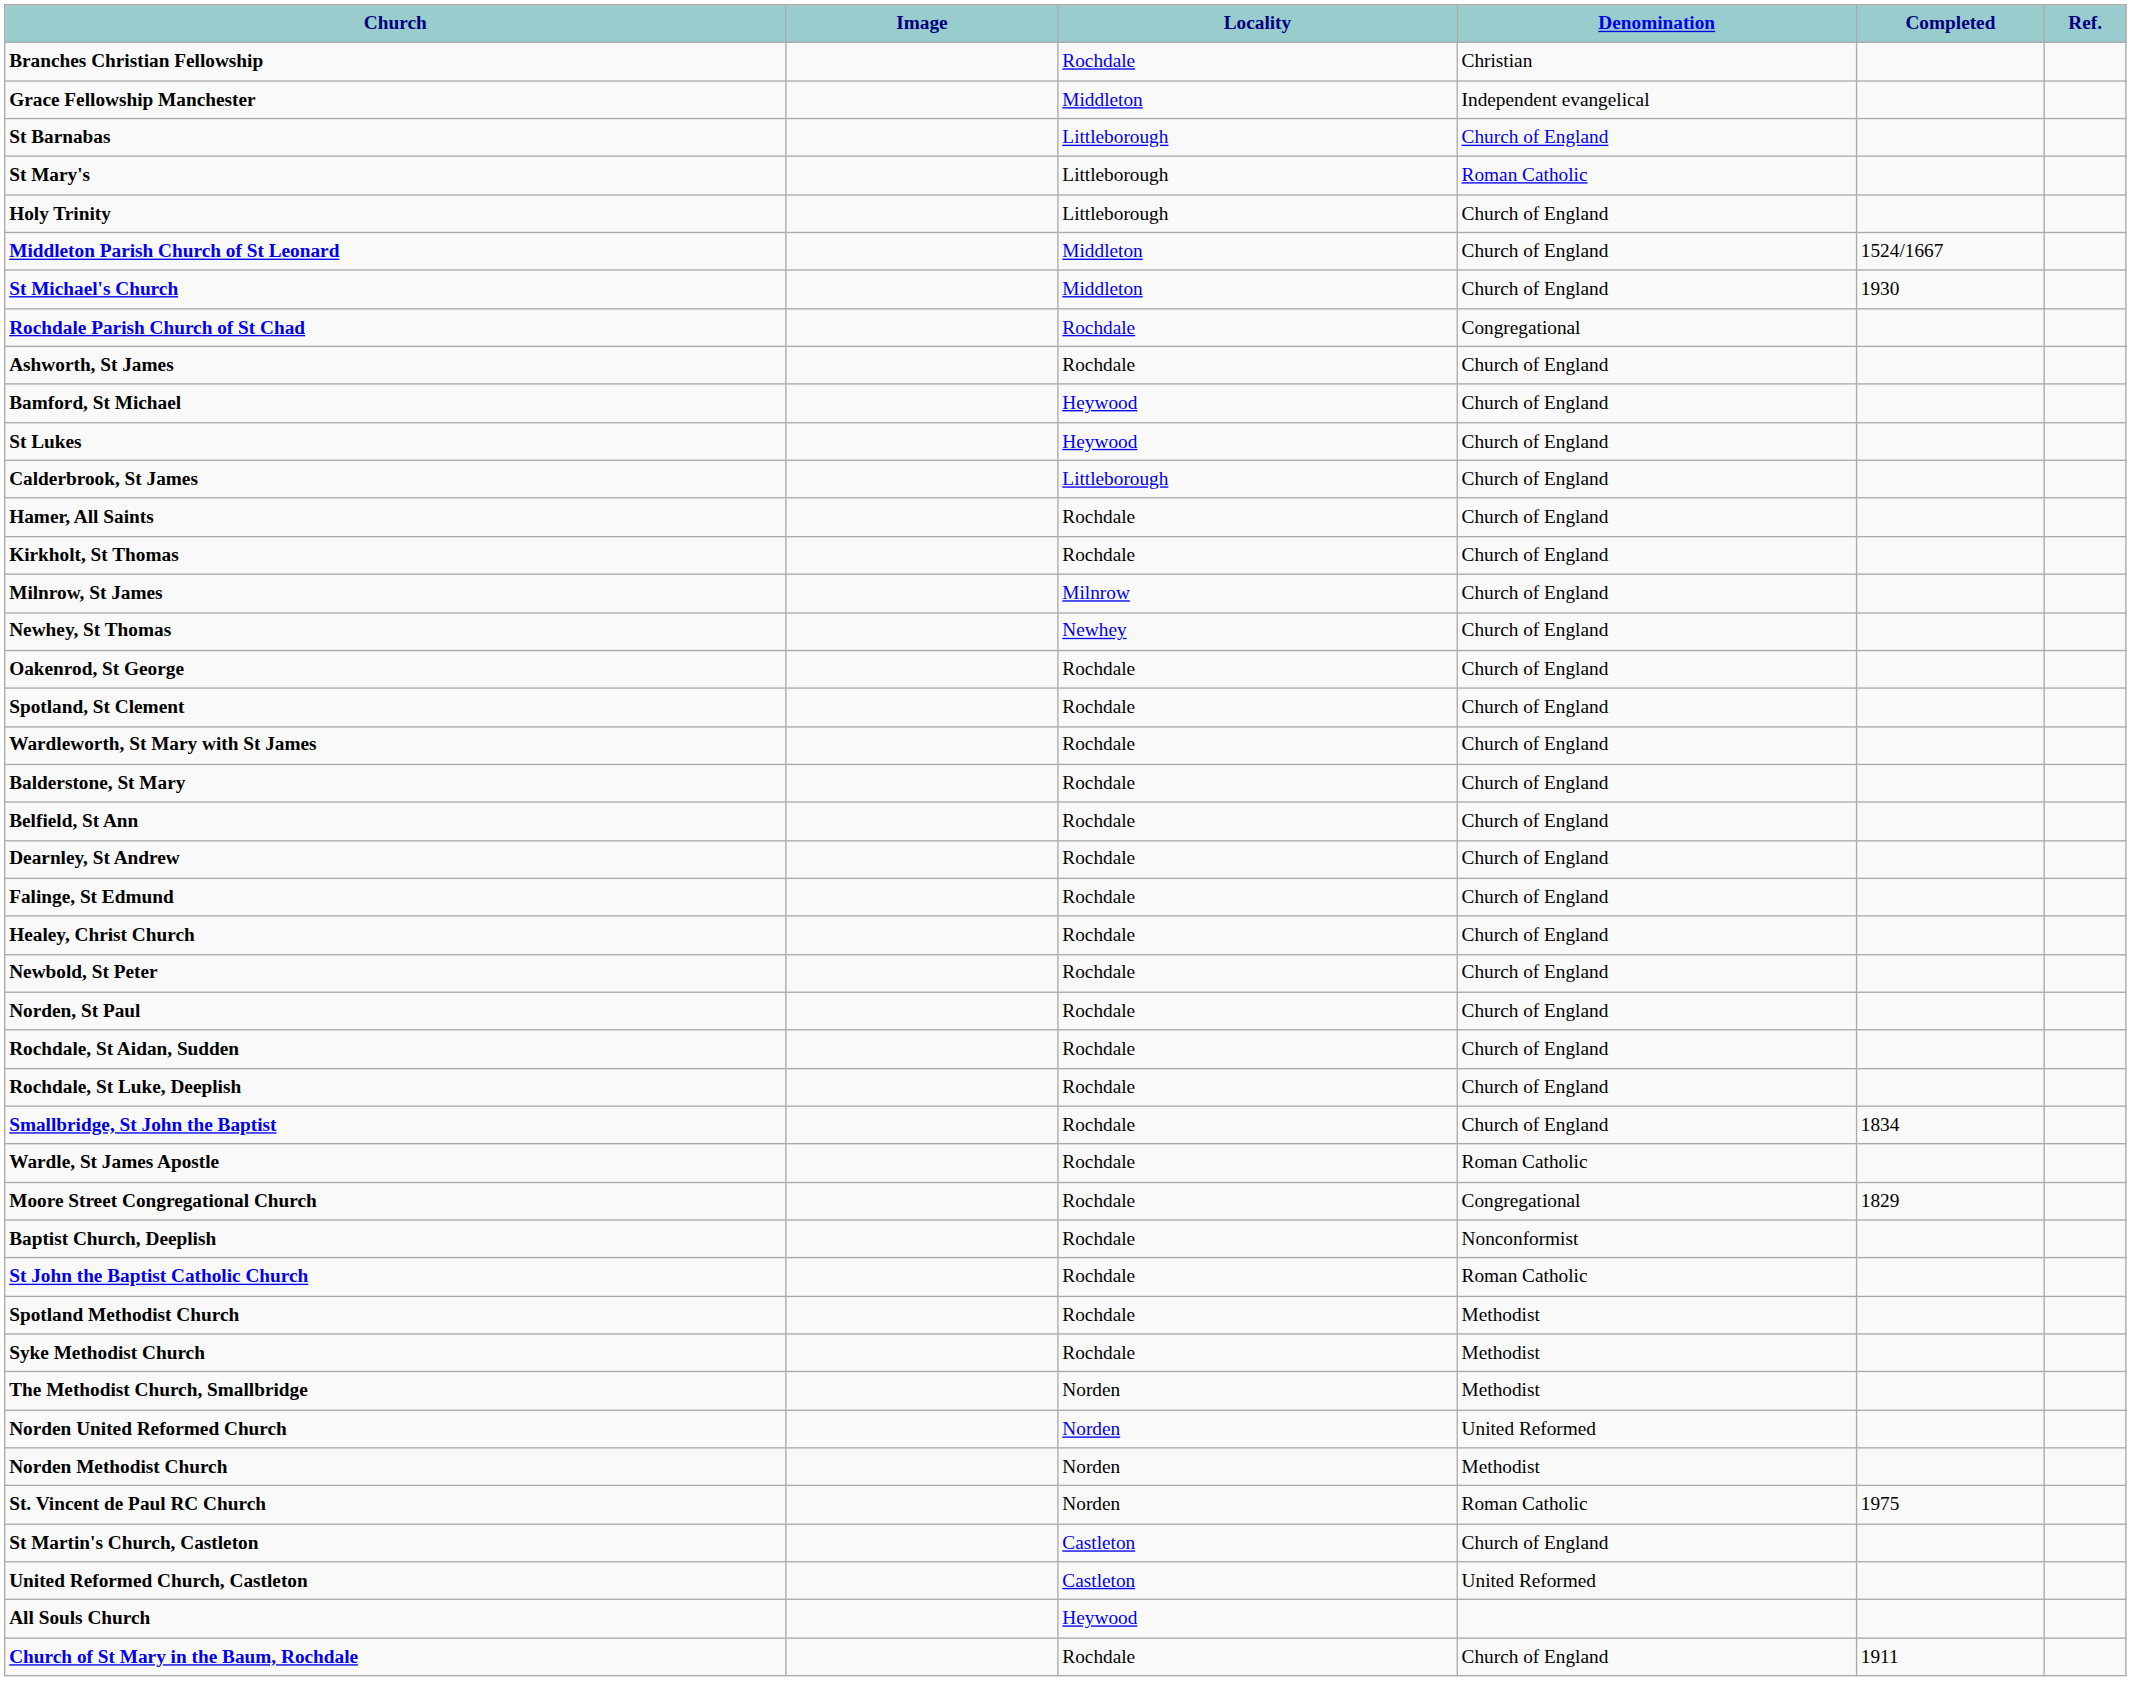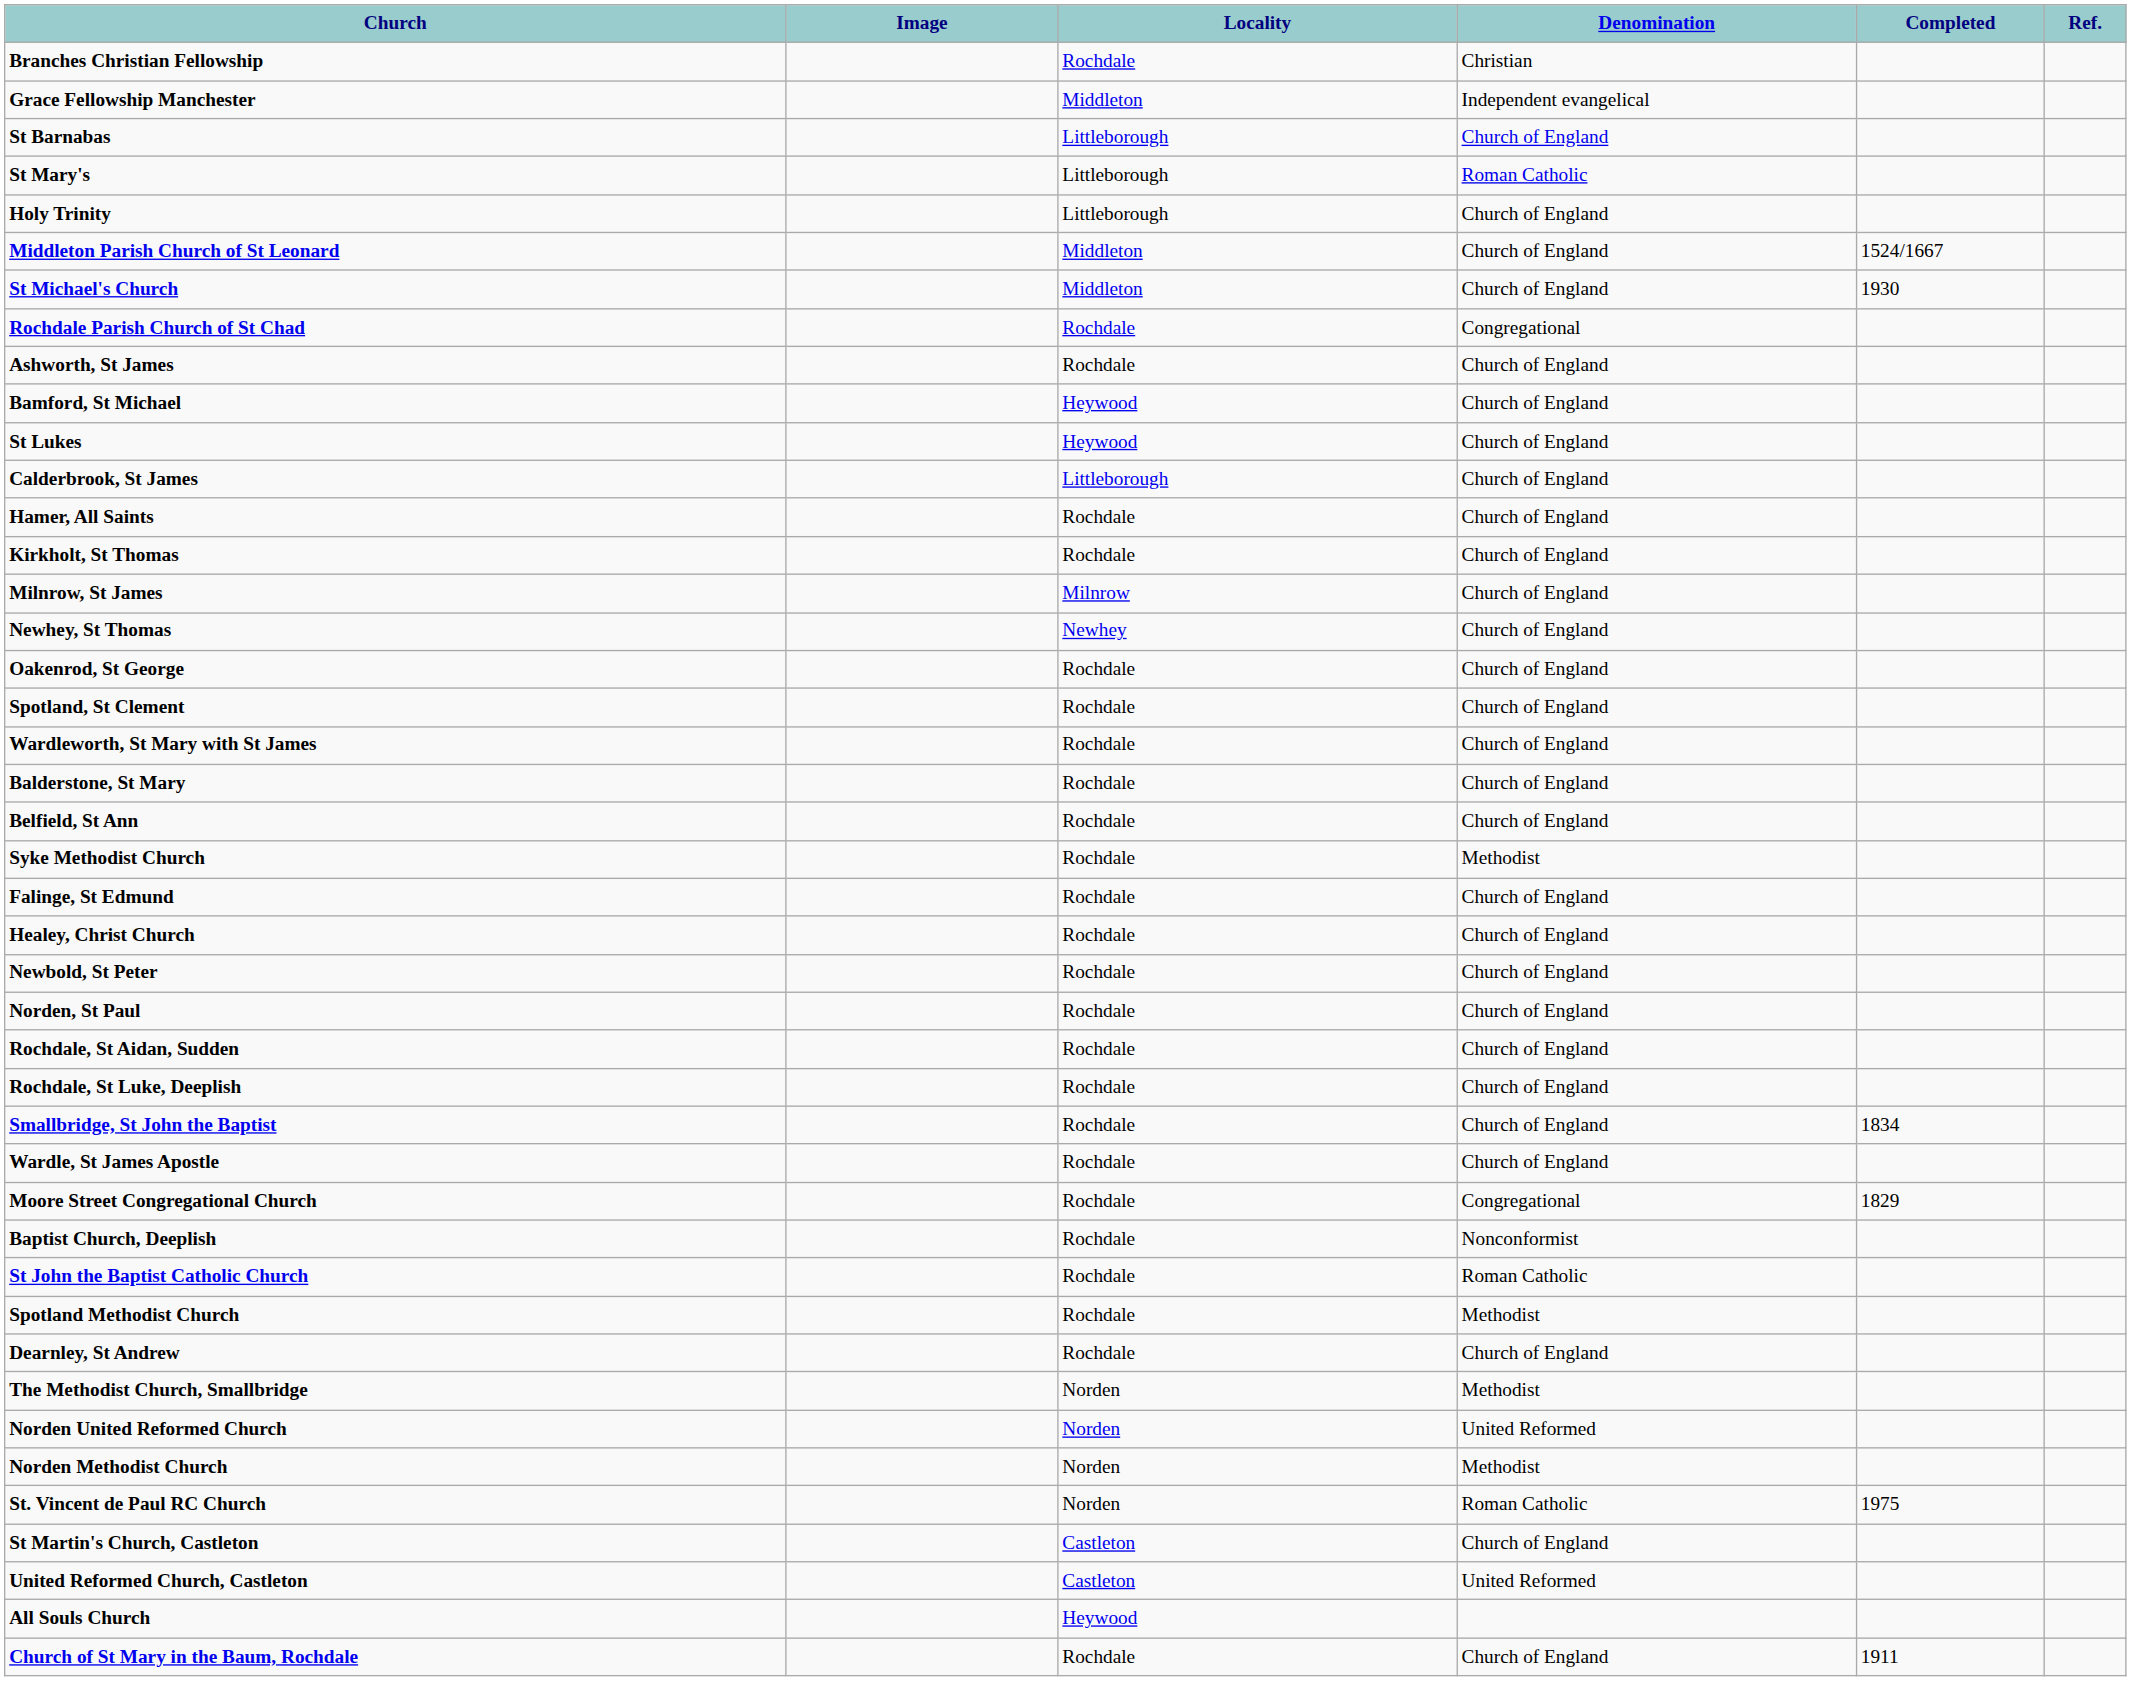rows swapped: (94, 859) <-> (107, 1352)
(1525, 1162) Roman Catholic -> (1535, 1162) Church of England
